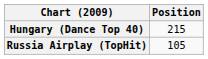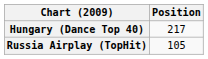(176, 29) 215 -> (176, 29) 217
